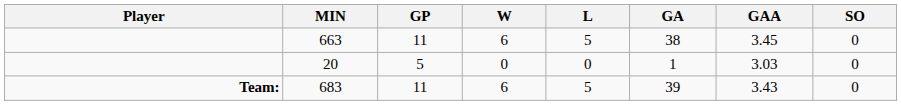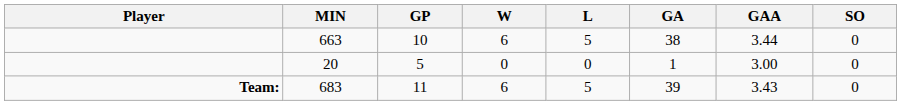(420, 40) 11 -> (420, 40) 10
(764, 40) 3.45 -> (764, 40) 3.44
(764, 64) 3.03 -> (764, 64) 3.00
